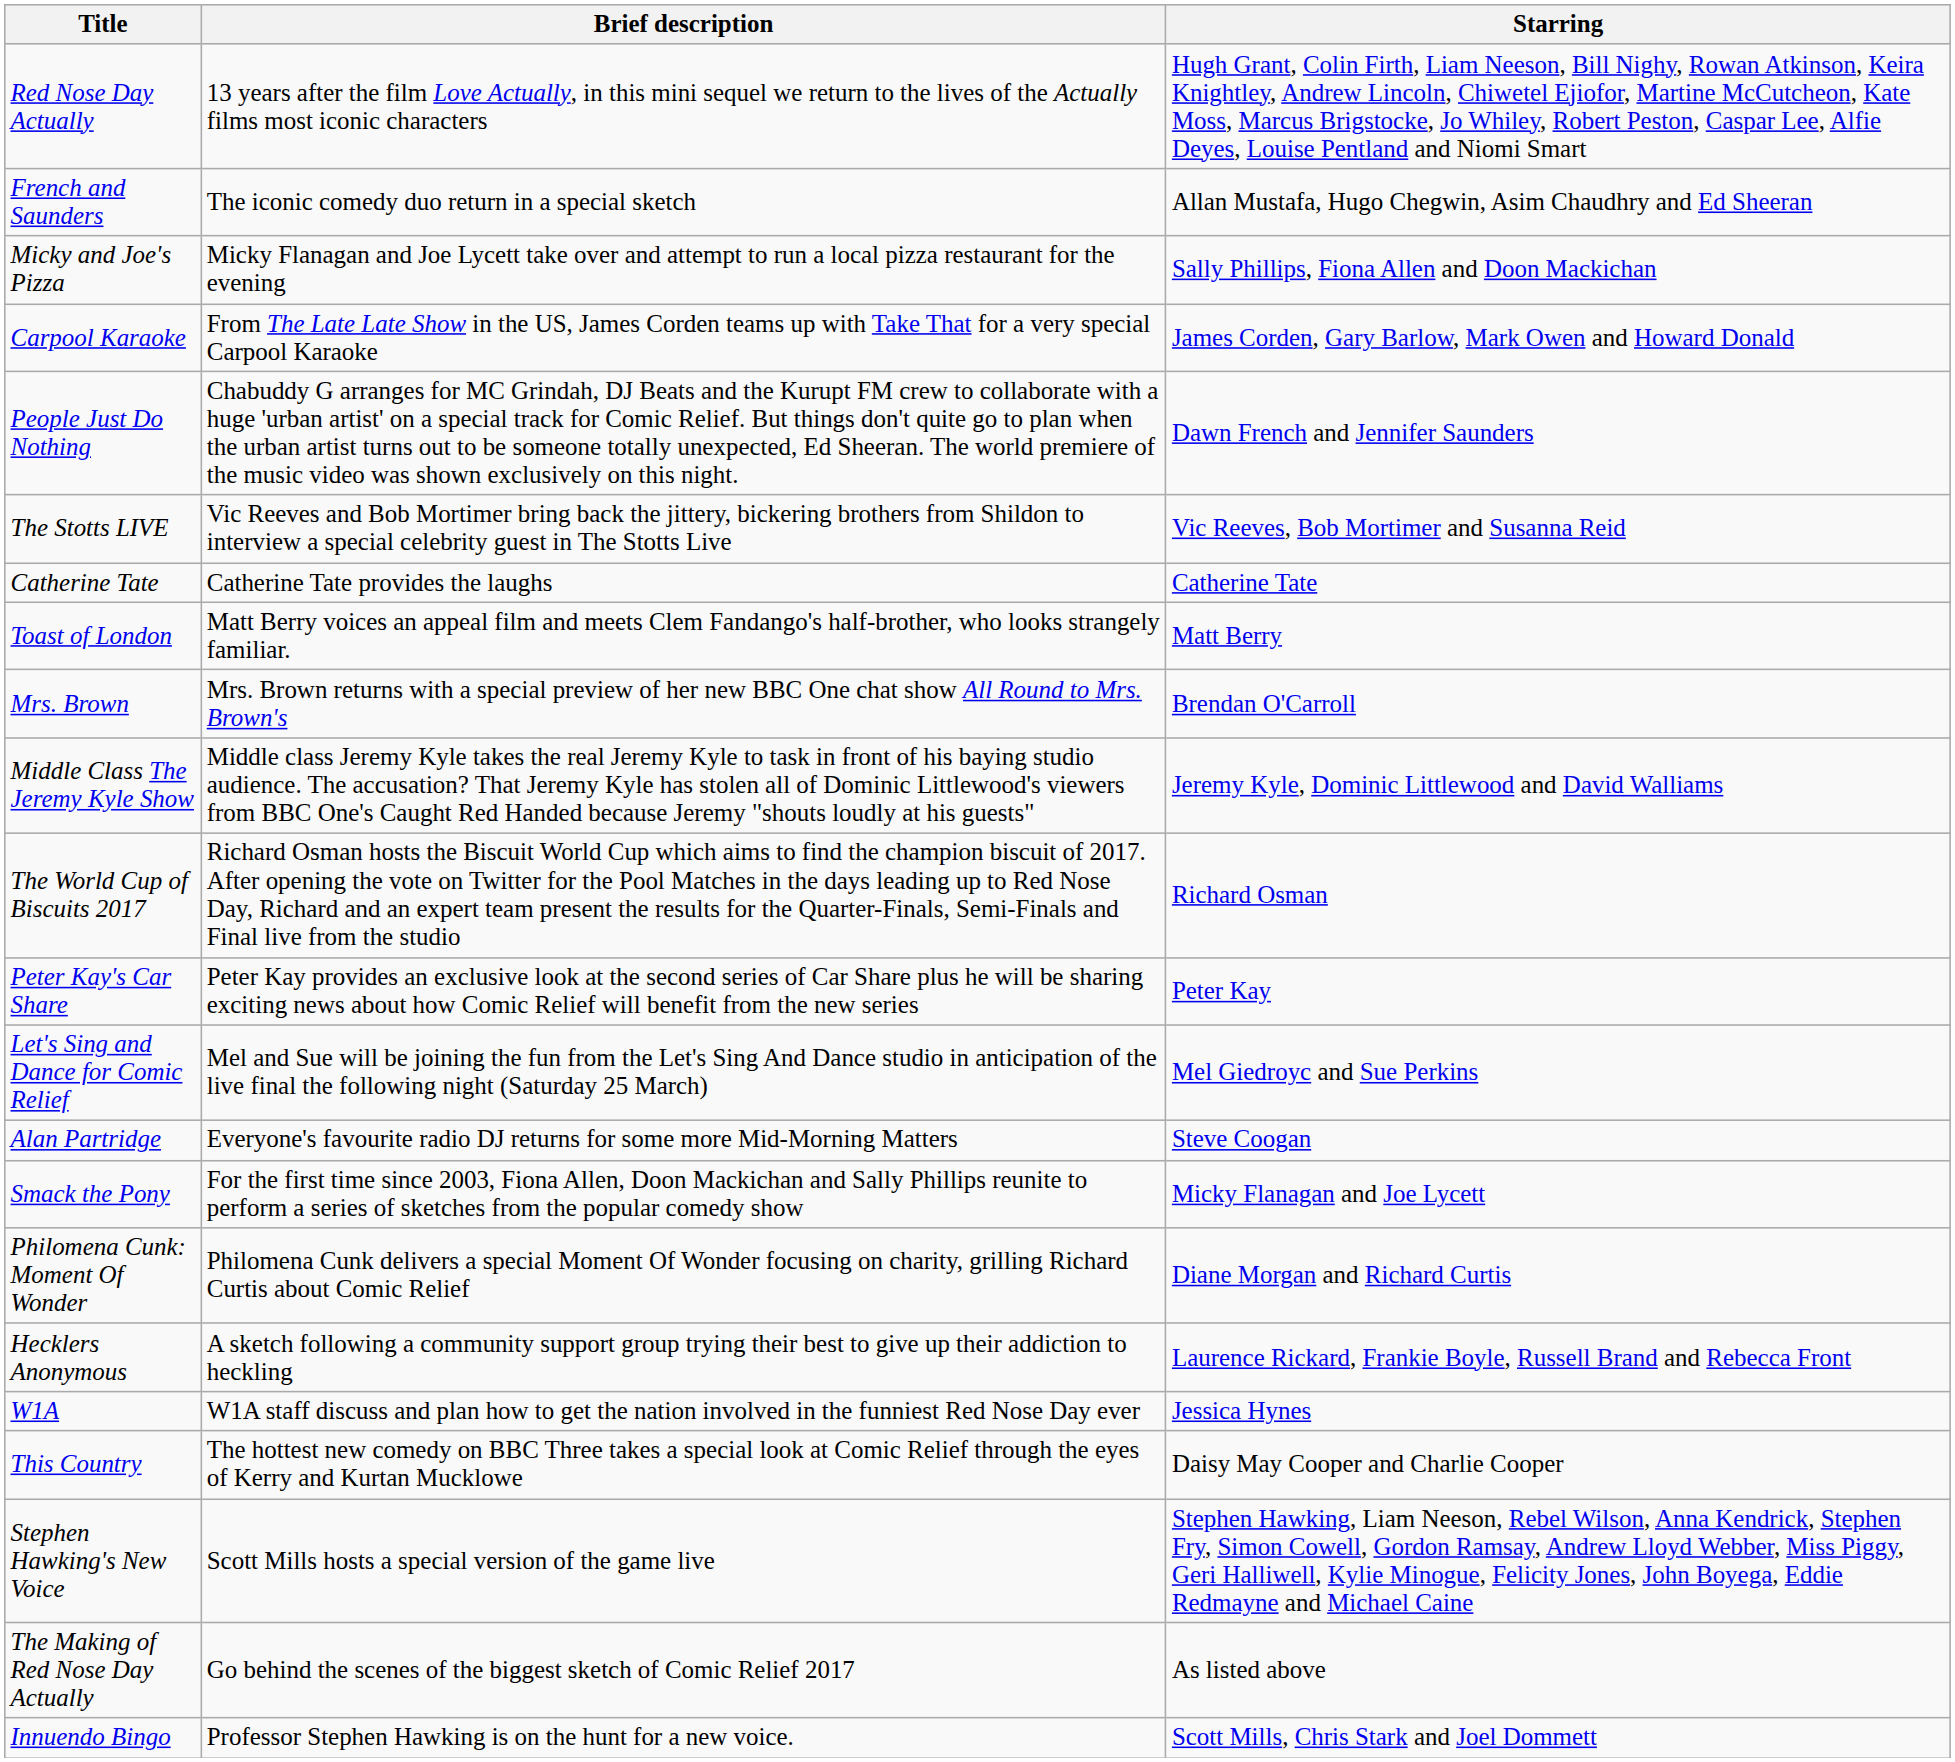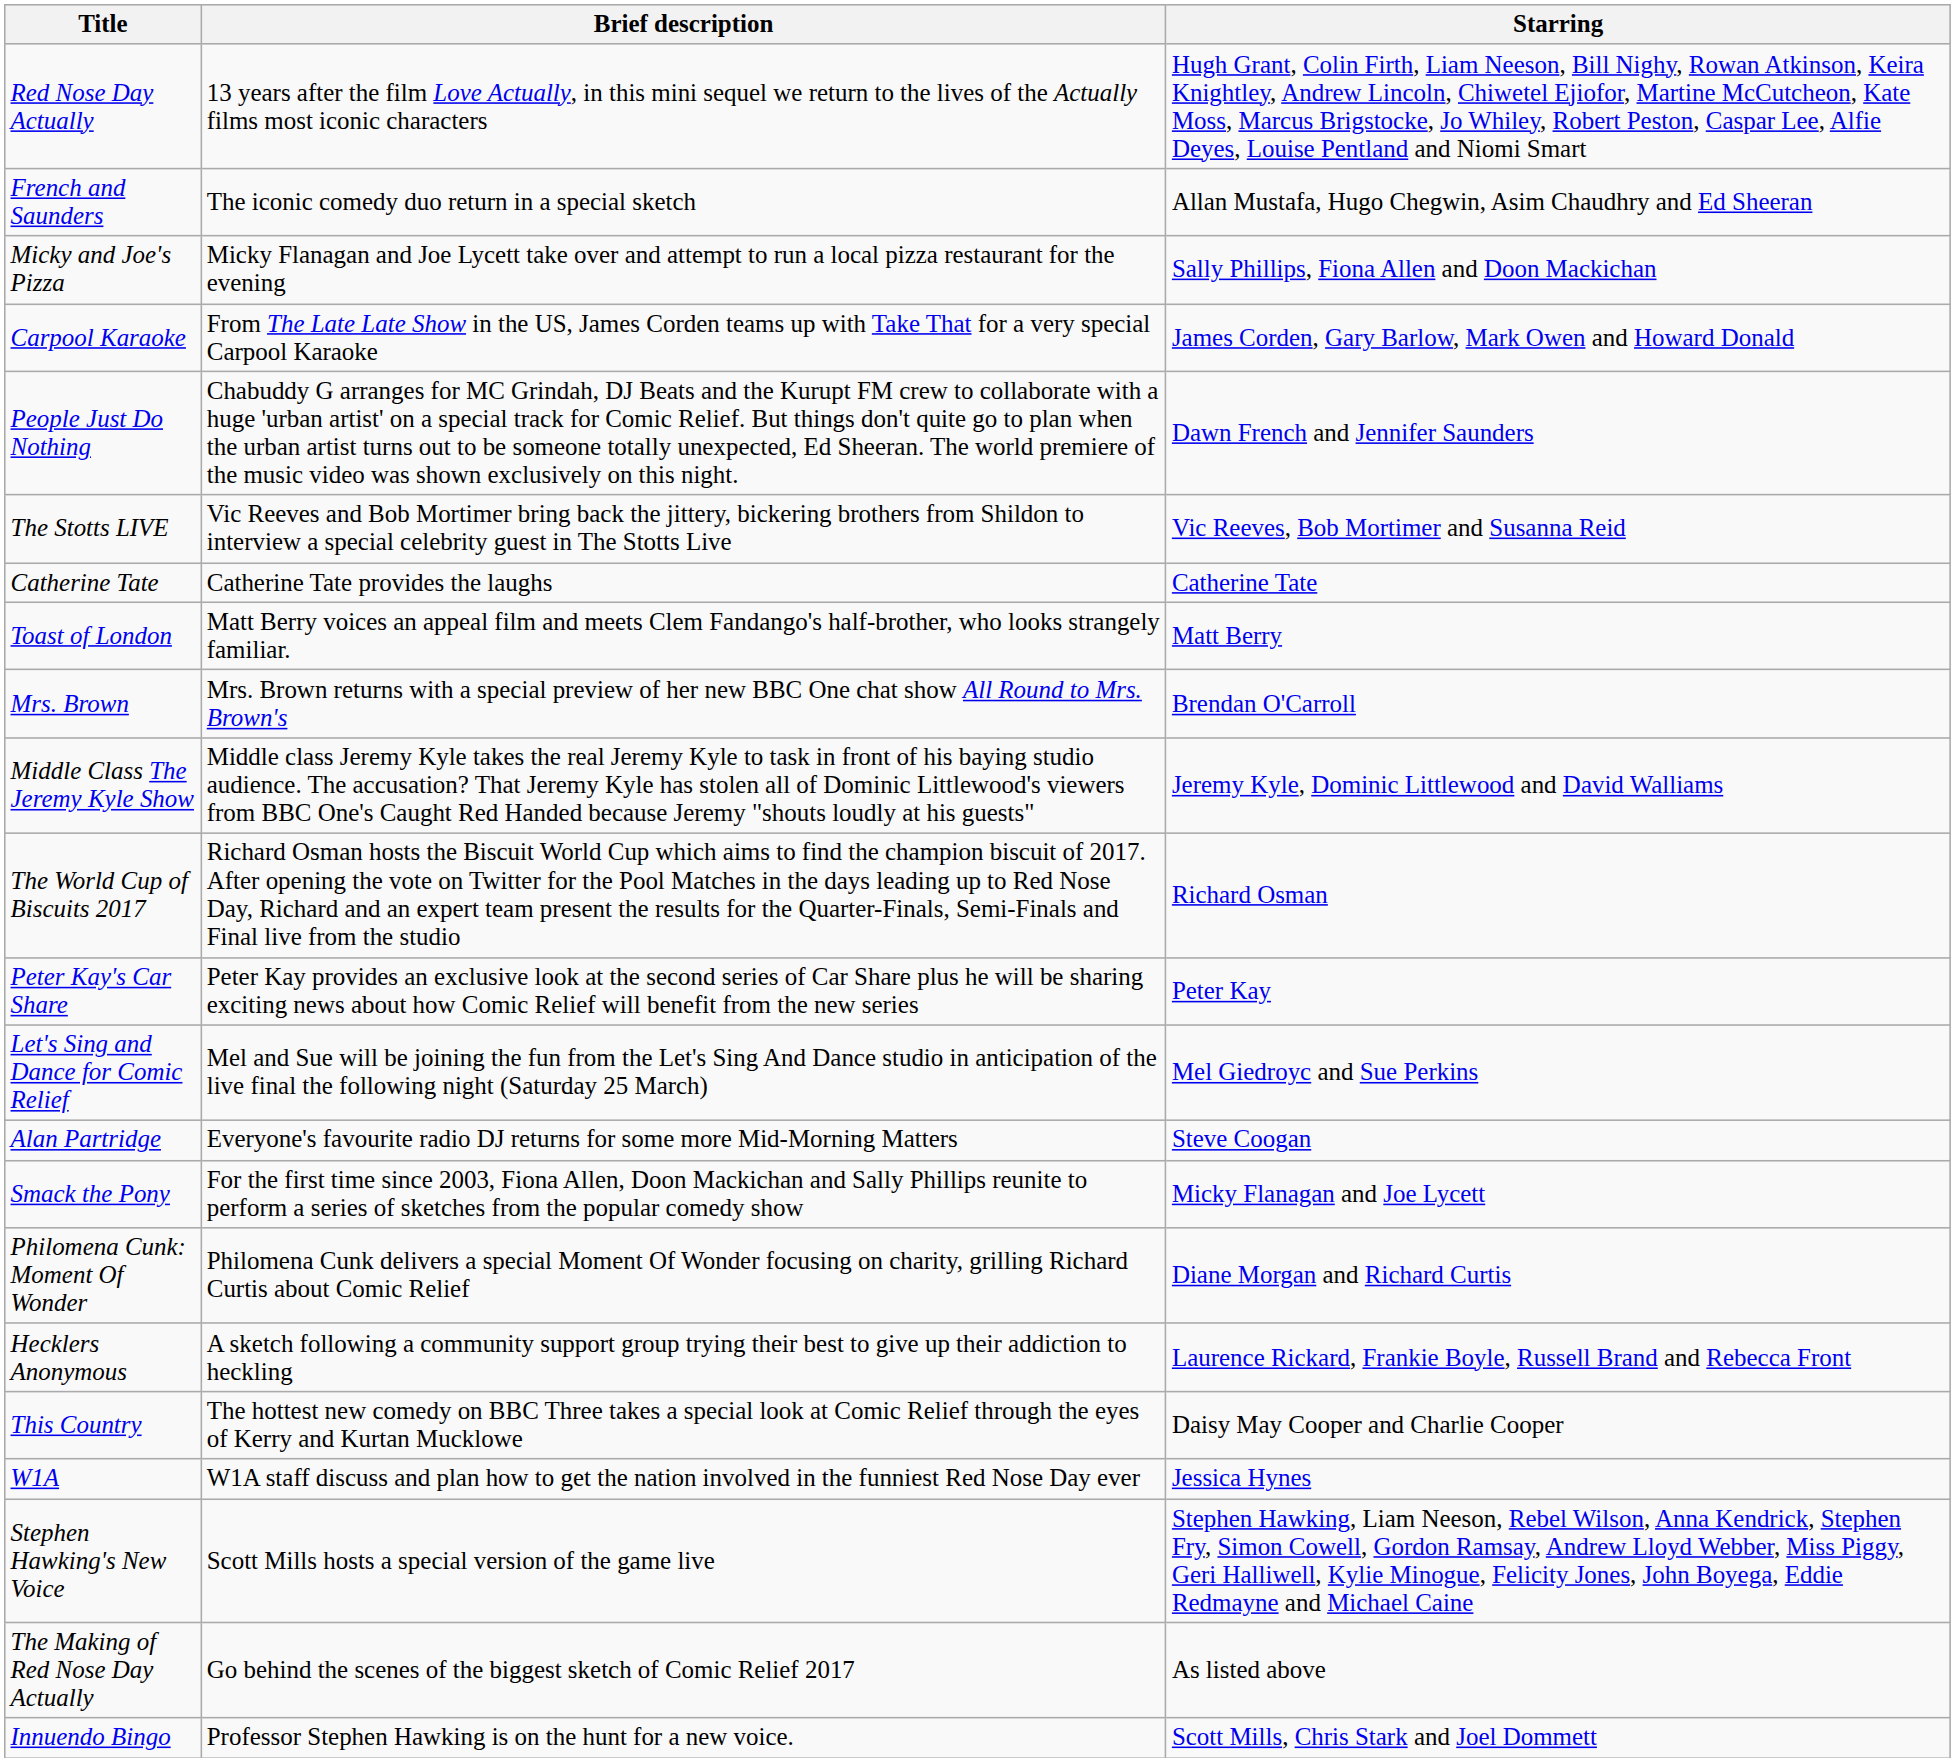rows swapped: (76, 1464) <-> (35, 1410)
